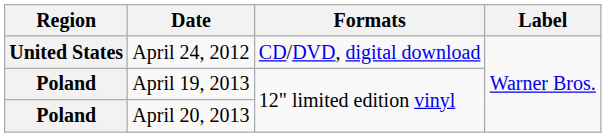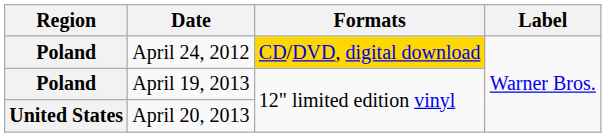(66, 52) United States -> (66, 52) Poland
(370, 52) no background -> (370, 52) gold background
(66, 115) Poland -> (66, 115) United States
